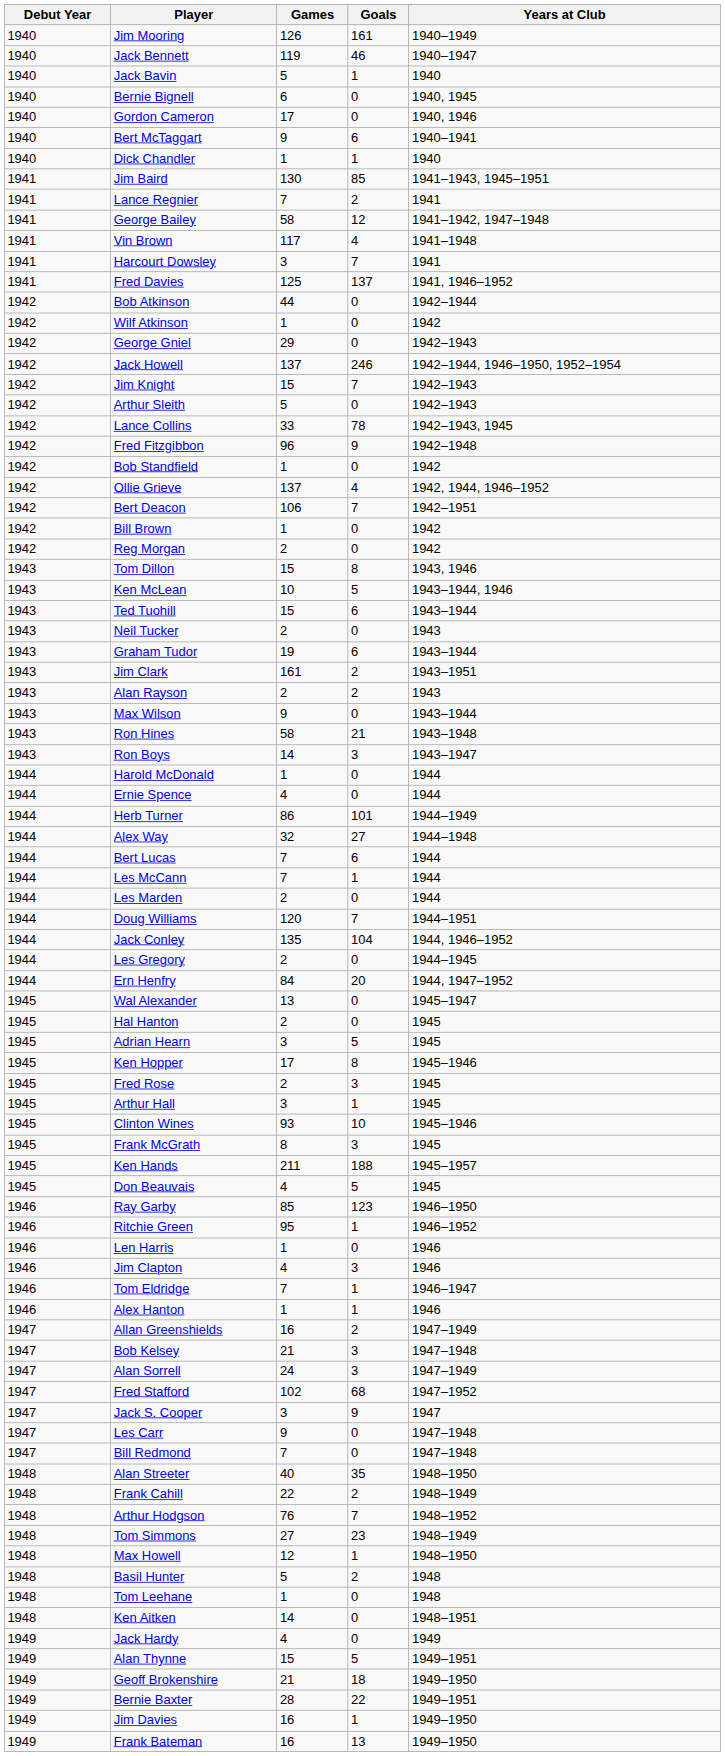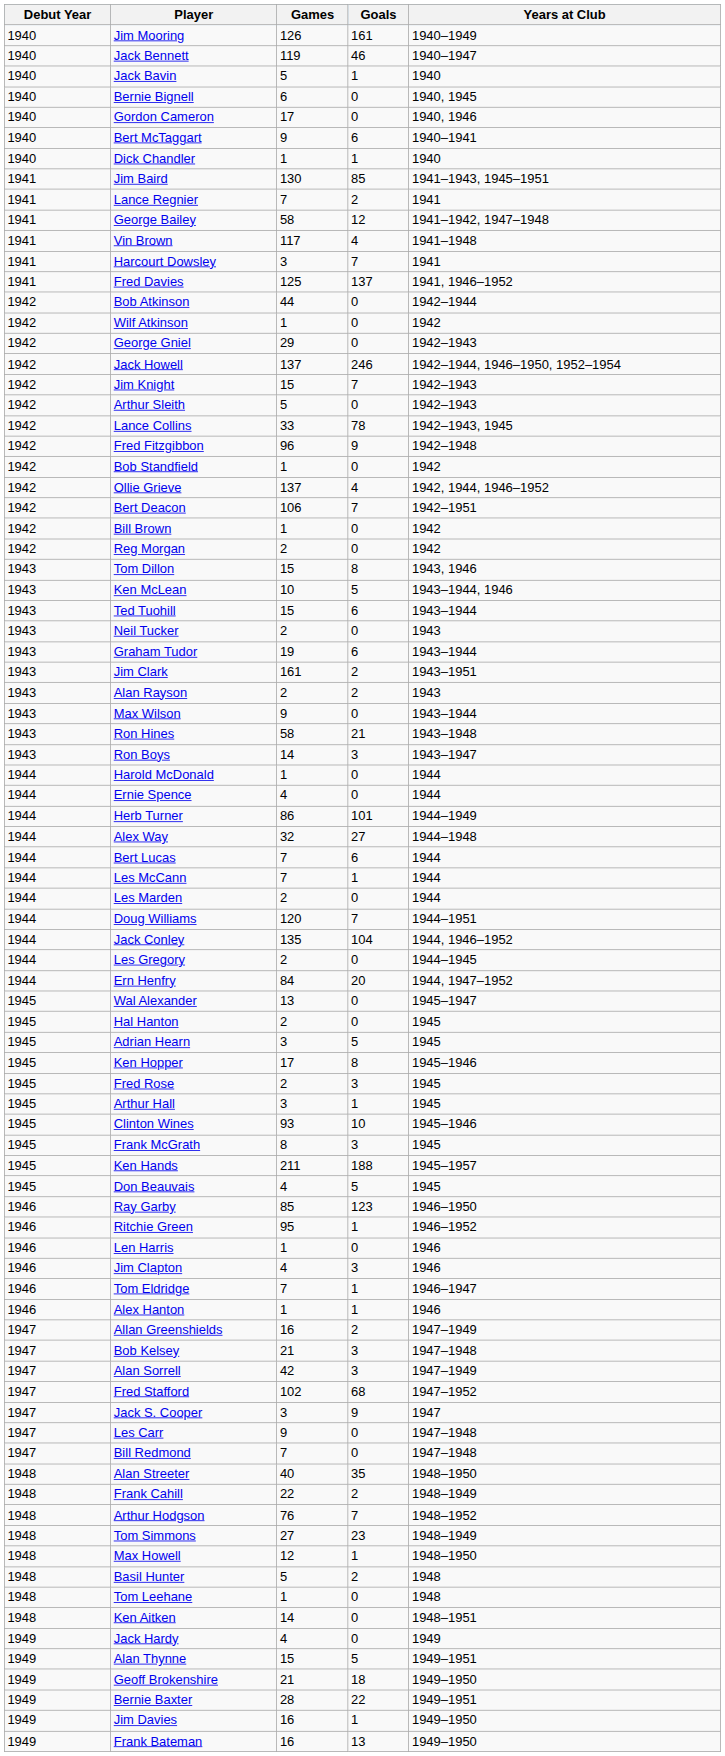(287, 1371) 24 -> (287, 1371) 42
